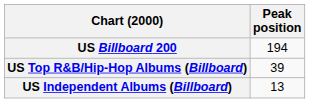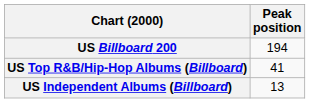(277, 68) 39 -> (277, 68) 41
